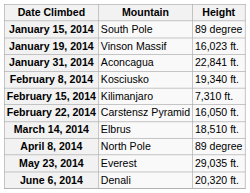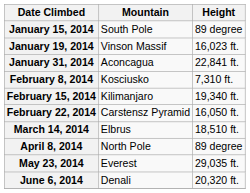(217, 79) 19,340 ft. -> (214, 79) 7,310 ft.
(214, 96) 7,310 ft. -> (217, 96) 19,340 ft.
